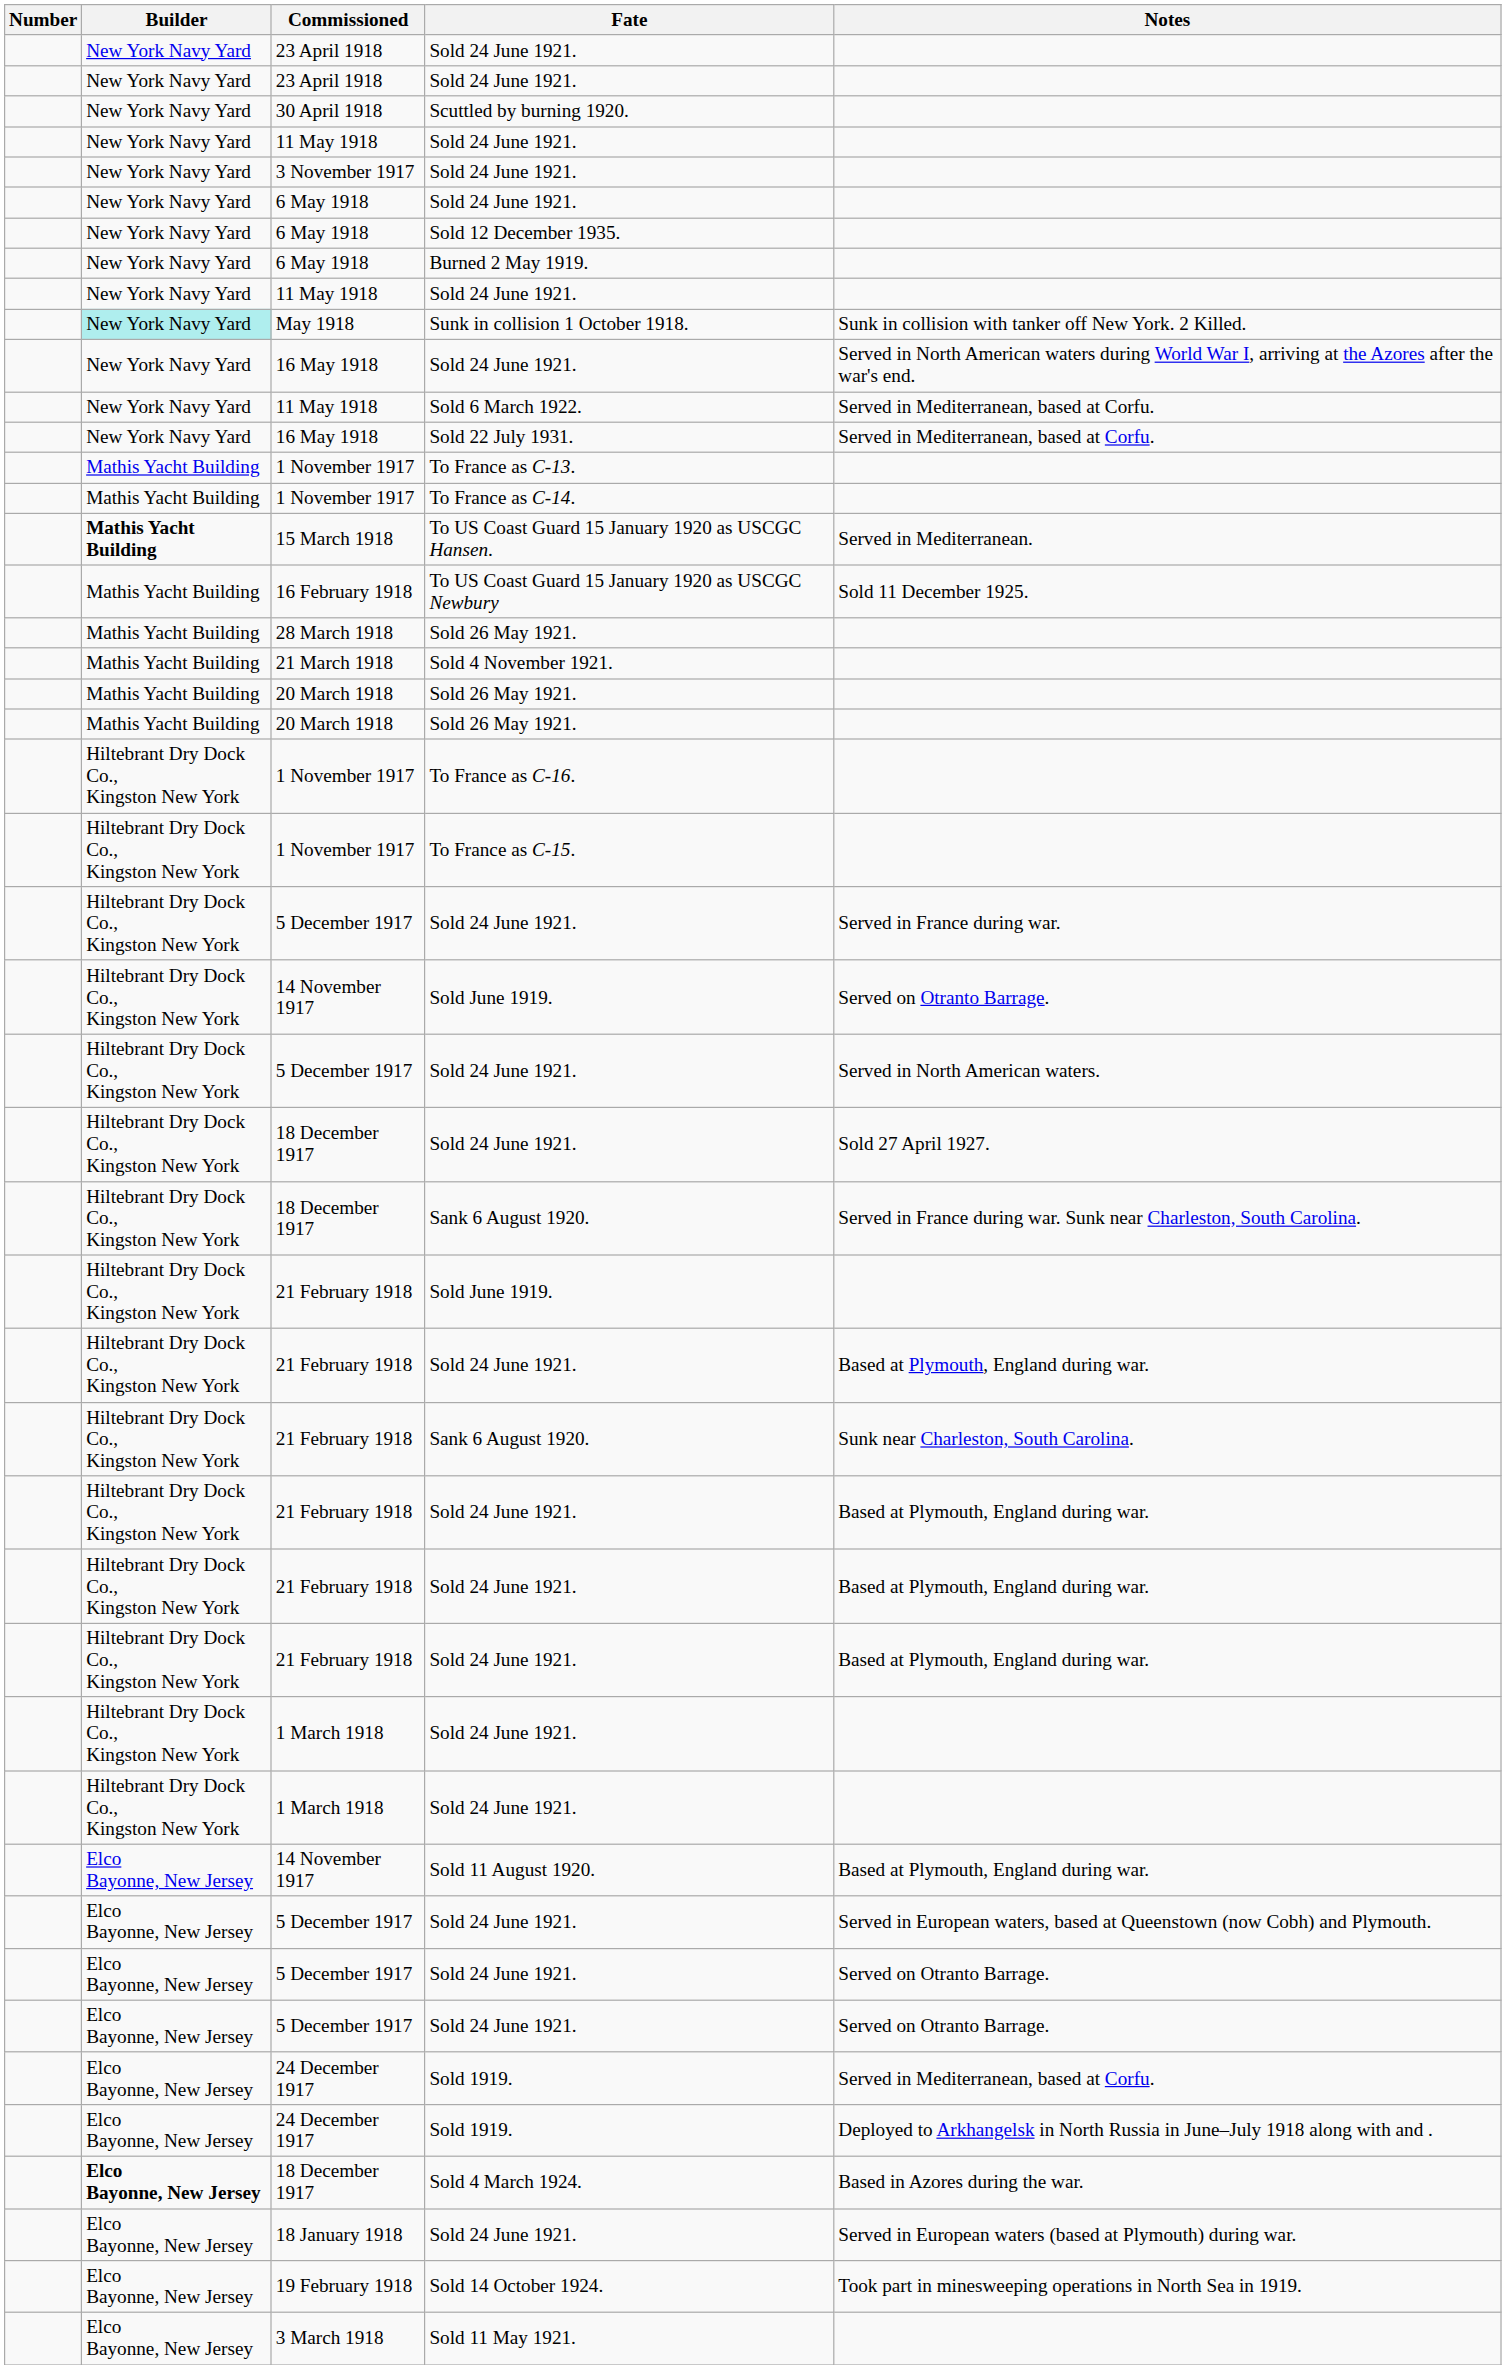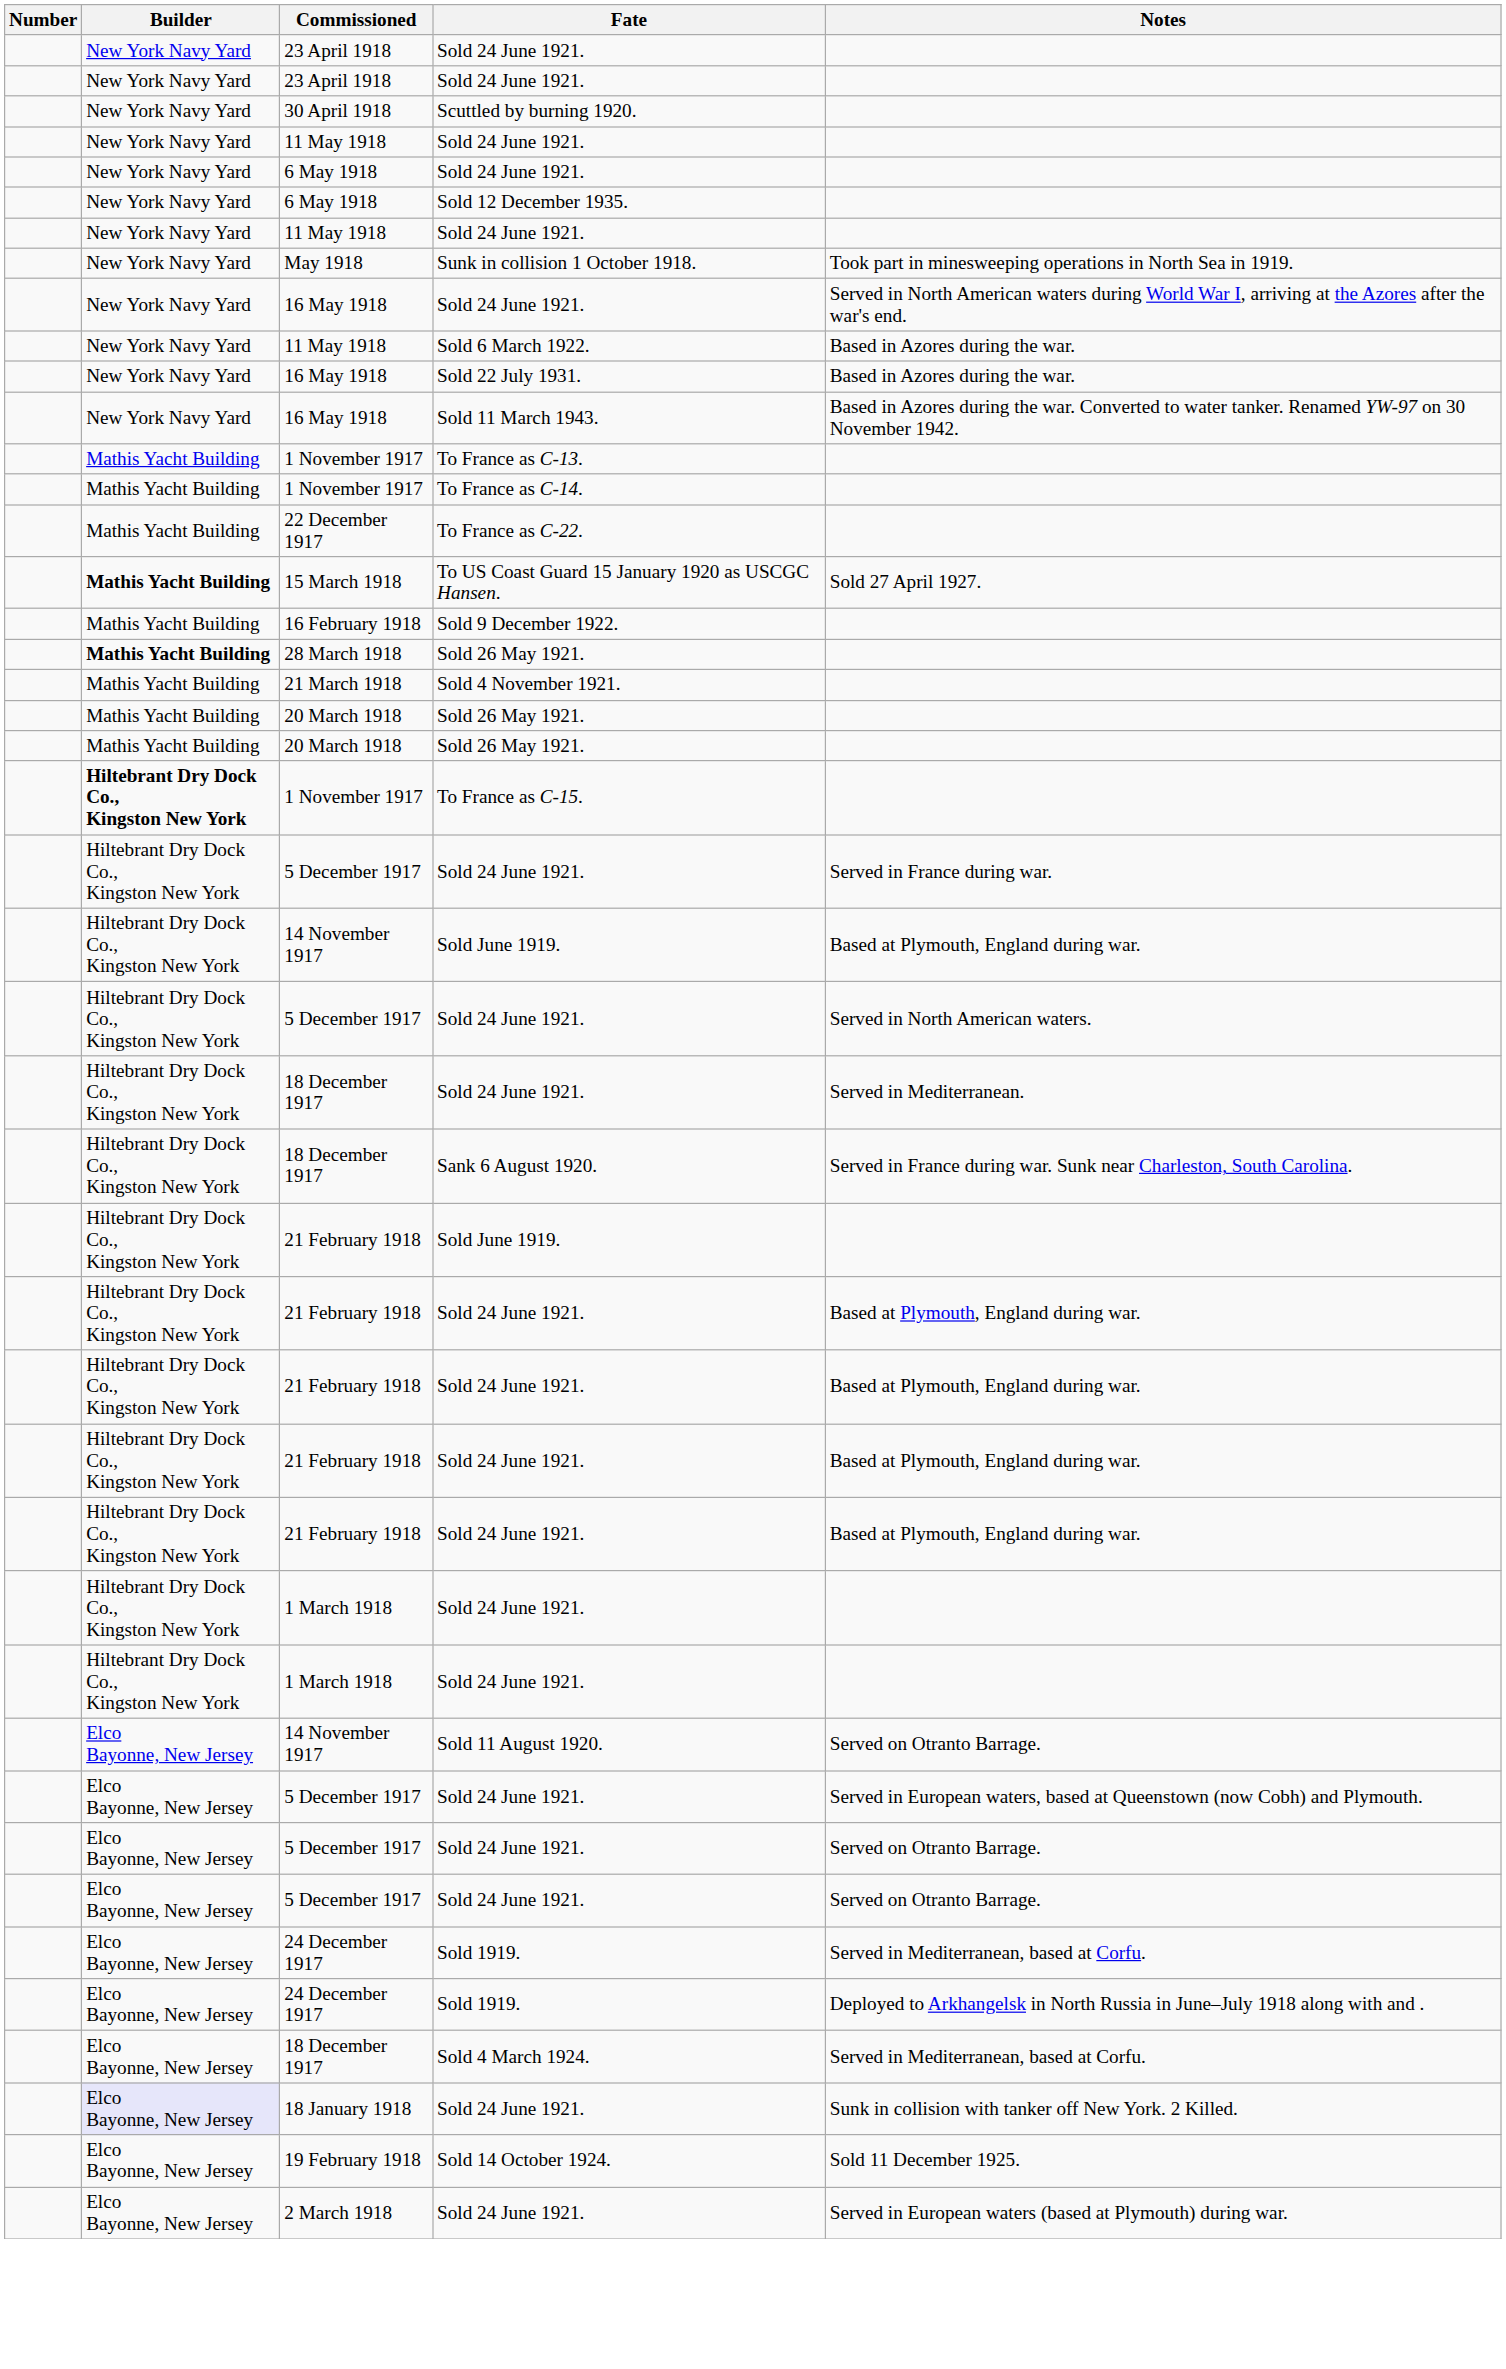- row: (345, 171)
- row: (322, 263)
(169, 324) paleturquoise background -> (169, 263) no background
(1042, 324) Sunk in collision with tanker off New York. 2 Killed. -> (1062, 263) Took part in minesweeping operations in North Sea in 1919.
(996, 406) Served in Mediterranean, based at Corfu. -> (952, 345) Based in Azores during the war.
(996, 437) Served in Mediterranean, based at Corfu. -> (952, 376) Based in Azores during the war.
+ row: (336, 417)
+ row: (336, 530)
(936, 539) Served in Mediterranean. -> (905, 582) Sold 27 April 1927.
+ row: (353, 623)
- row: (344, 591)
(173, 632) normal -> (178, 654) bold
- row: (345, 776)
(166, 849) normal -> (171, 797) bold
(944, 996) Served on Otranto Barrage. -> (985, 944) Based at Plymouth, England during war.
(914, 1144) Sold 27 April 1927. -> (927, 1092) Served in Mediterranean.
- row: (344, 1438)
(994, 1869) Based at Plymouth, England during war. -> (935, 1744) Served on Otranto Barrage.
(173, 2182) bold -> (170, 2056) normal
(961, 2182) Based in Azores during the war. -> (988, 2056) Served in Mediterranean, based at Corfu.
(170, 2234) no background -> (170, 2108) lavender background
(1067, 2234) Served in European waters (based at Plymouth) during war. -> (1034, 2108) Sunk in collision with tanker off New York. 2 Killed.
(1070, 2286) Took part in minesweeping operations in North Sea in 1919. -> (925, 2160) Sold 11 December 1925.
- row: (330, 2338)
+ row: (338, 2212)
